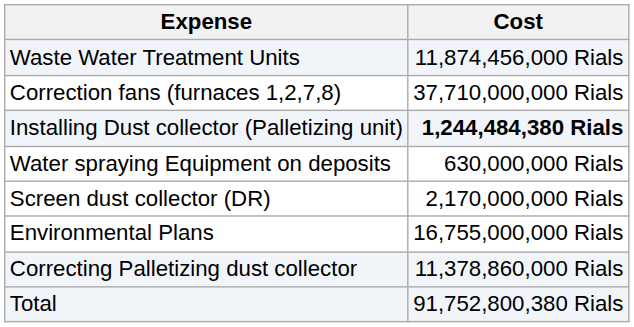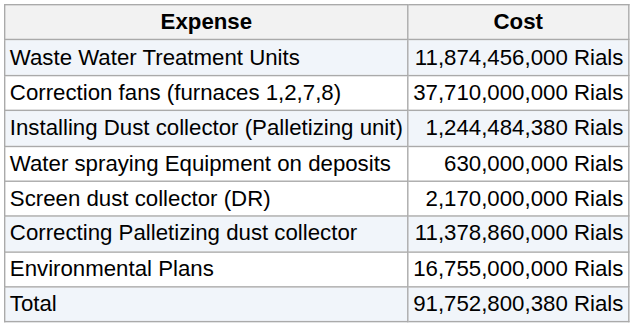(523, 127) bold -> (524, 127) normal
rows swapped: (183, 269) <-> (112, 233)
